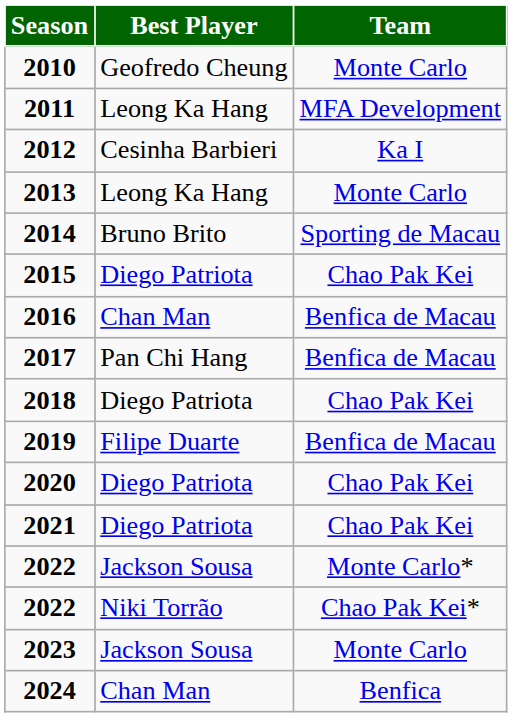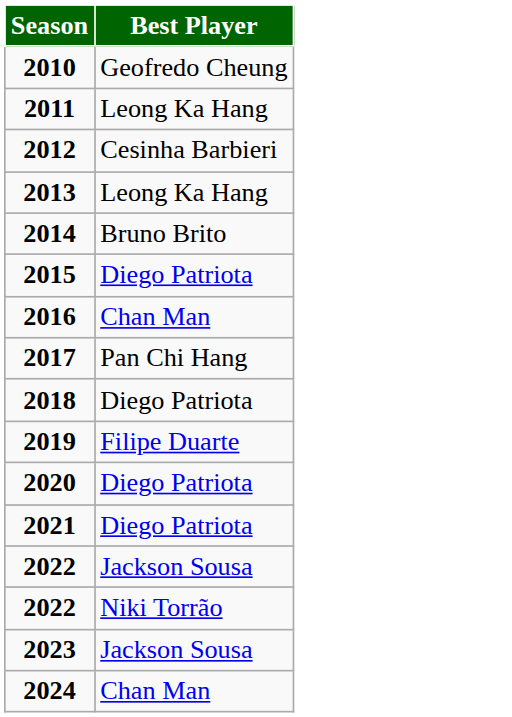- column: (400, 25)
